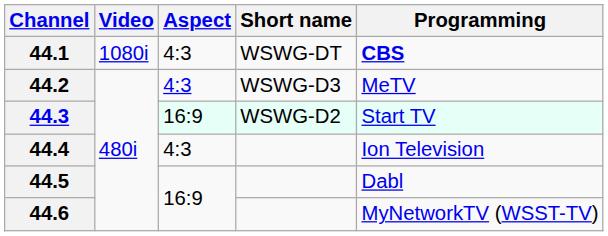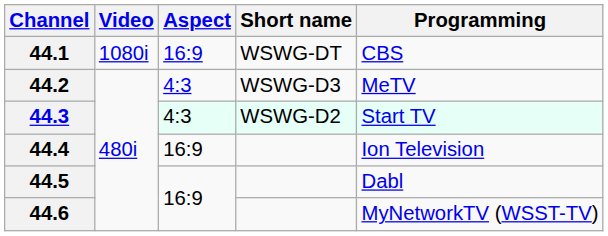(177, 52) 4:3 -> (183, 52) 16:9
(383, 52) bold -> (382, 52) normal
(183, 117) 16:9 -> (177, 117) 4:3
(177, 149) 4:3 -> (183, 149) 16:9
